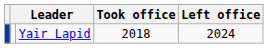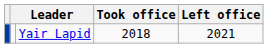(221, 34) 2024 -> (221, 34) 2021
